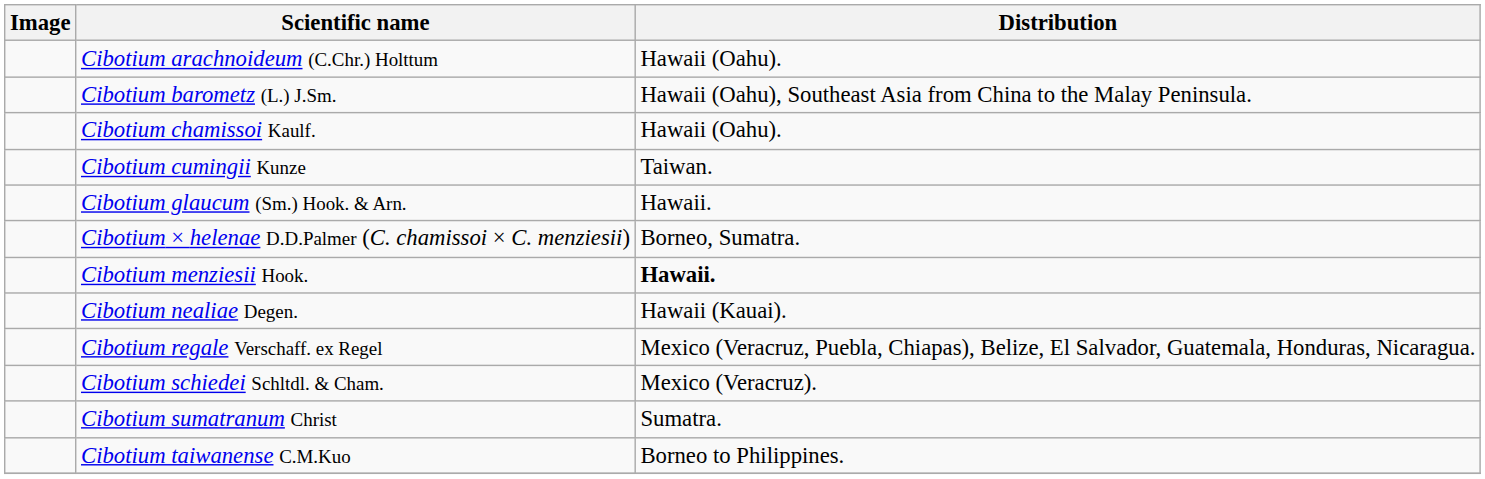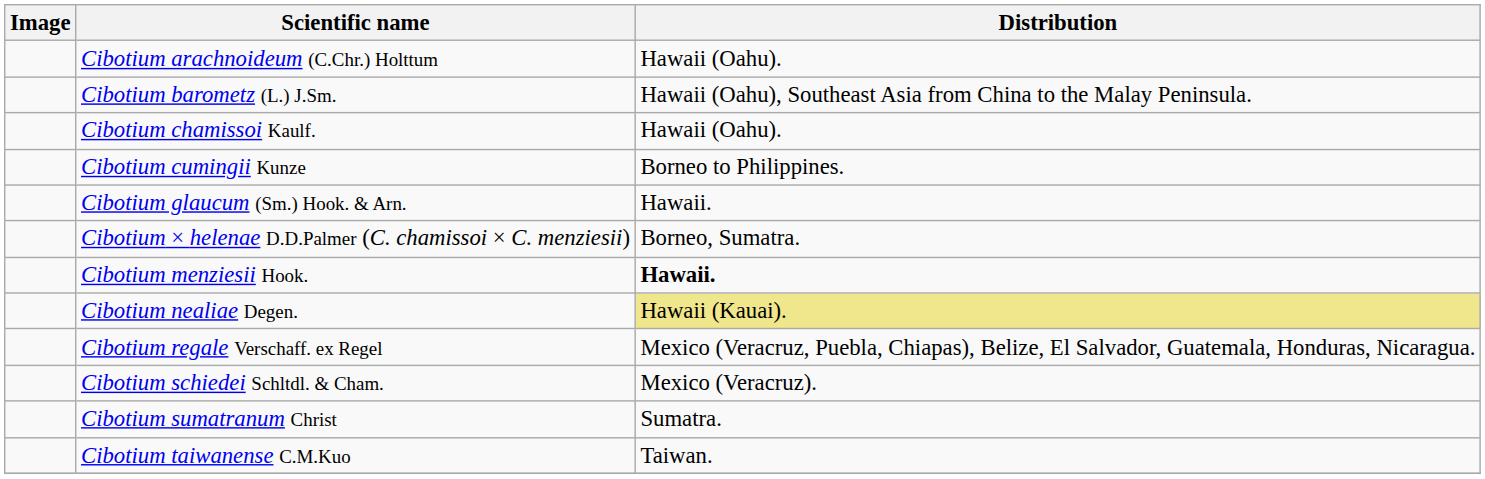(677, 166) Taiwan. -> (742, 166) Borneo to Philippines.
(714, 310) no background -> (714, 310) khaki background
(742, 454) Borneo to Philippines. -> (677, 454) Taiwan.
